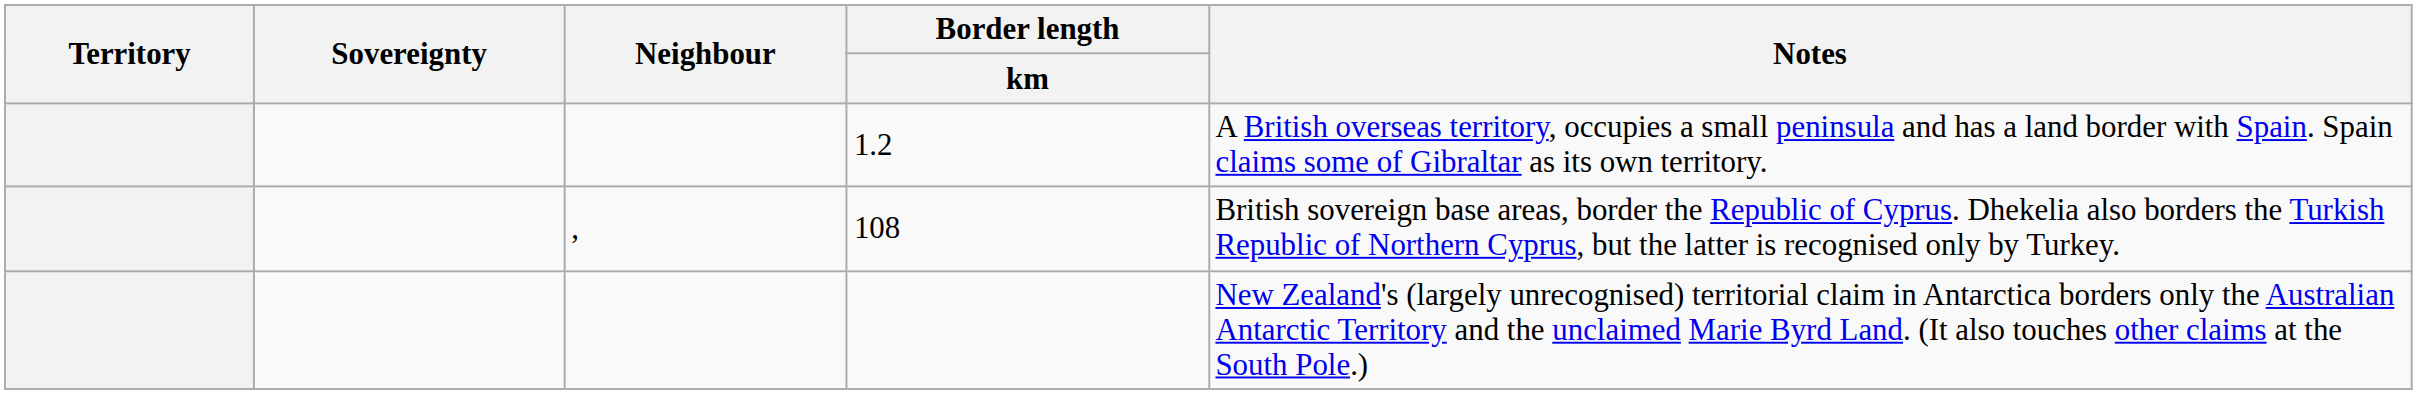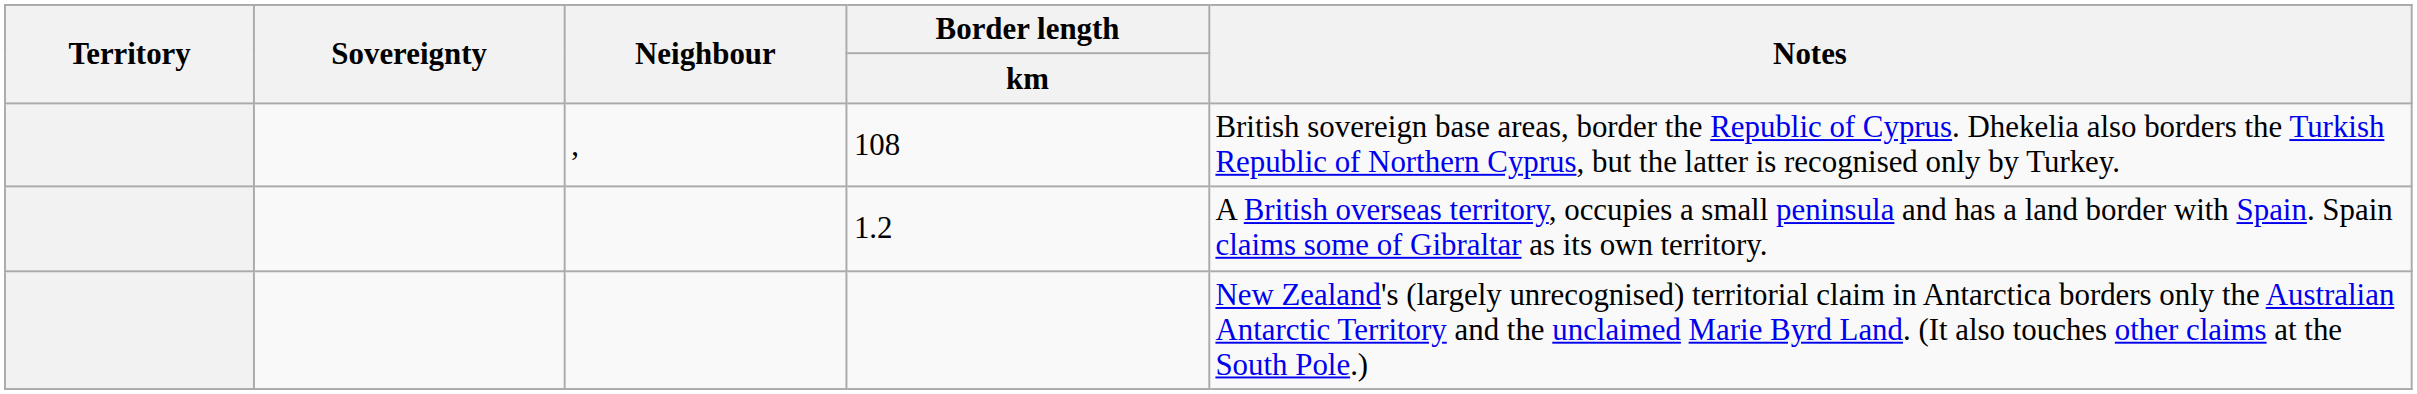rows swapped: (877, 228) <-> (873, 144)
